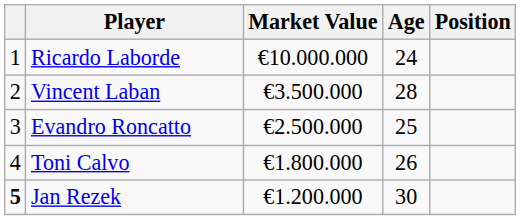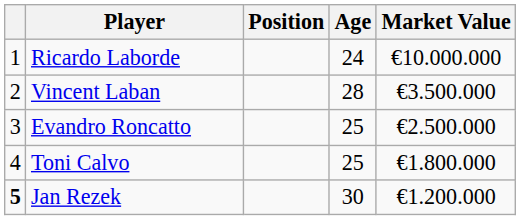columns swapped: (473, 22) <-> (313, 22)
(406, 162) 26 -> (353, 162) 25
